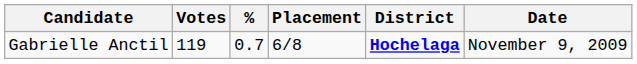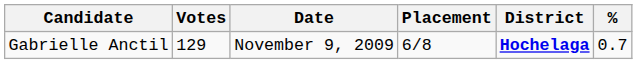columns swapped: (249, 18) <-> (548, 18)
(191, 45) 119 -> (191, 45) 129
